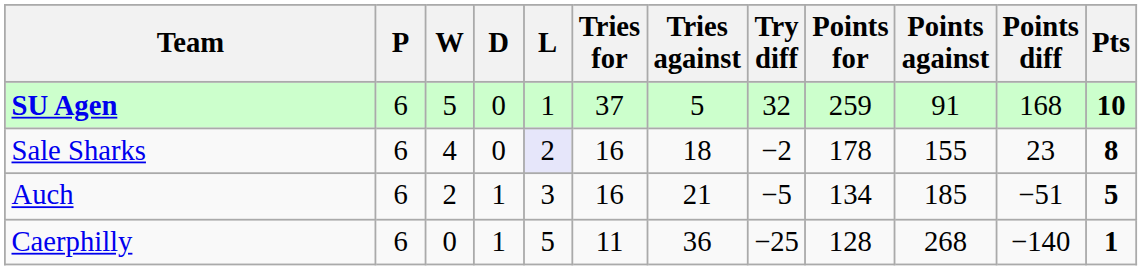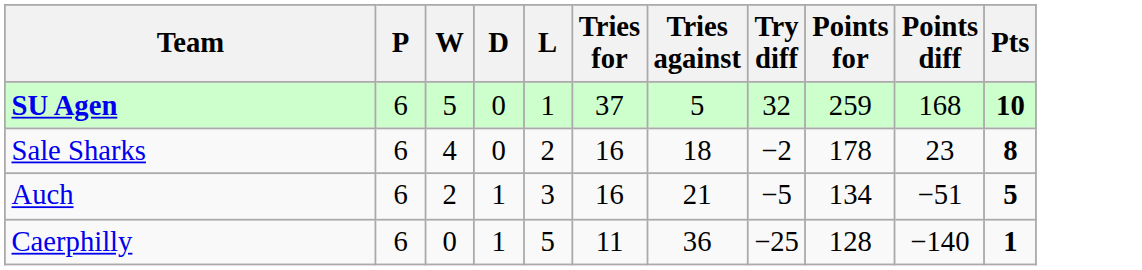- column: (946, 43)
(548, 150) lavender background -> (548, 150) no background
